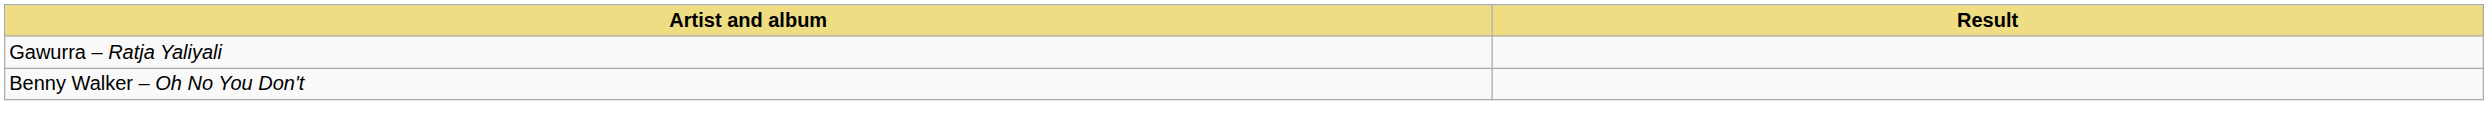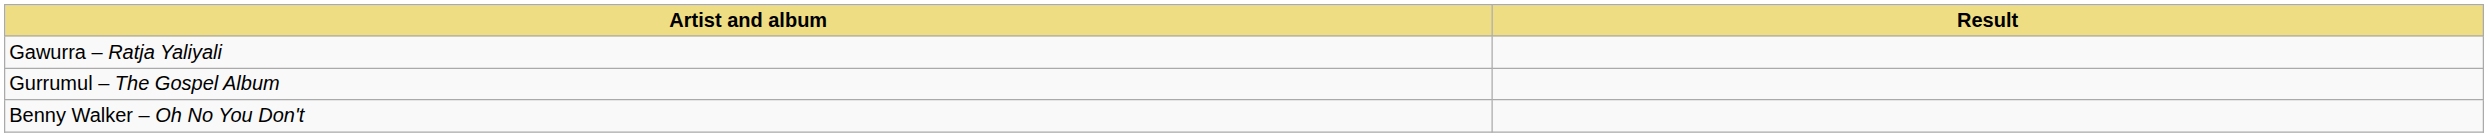+ row: (144, 83)
